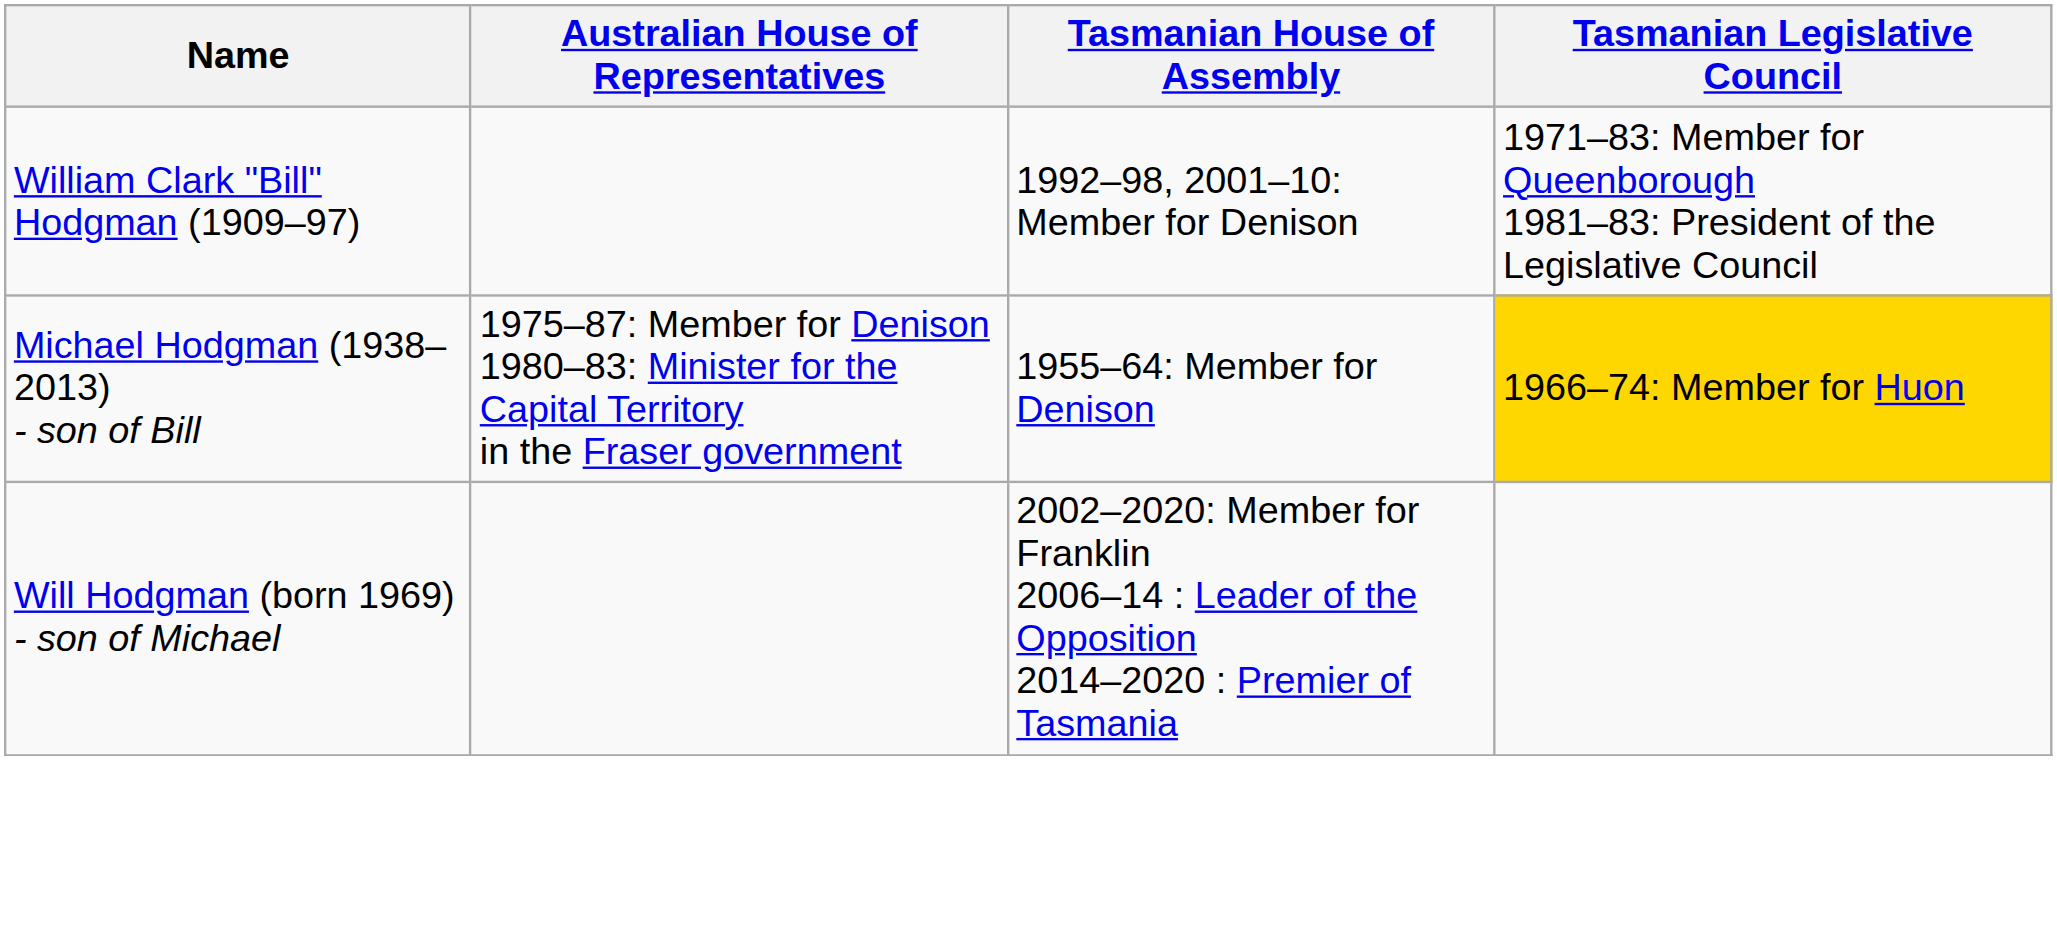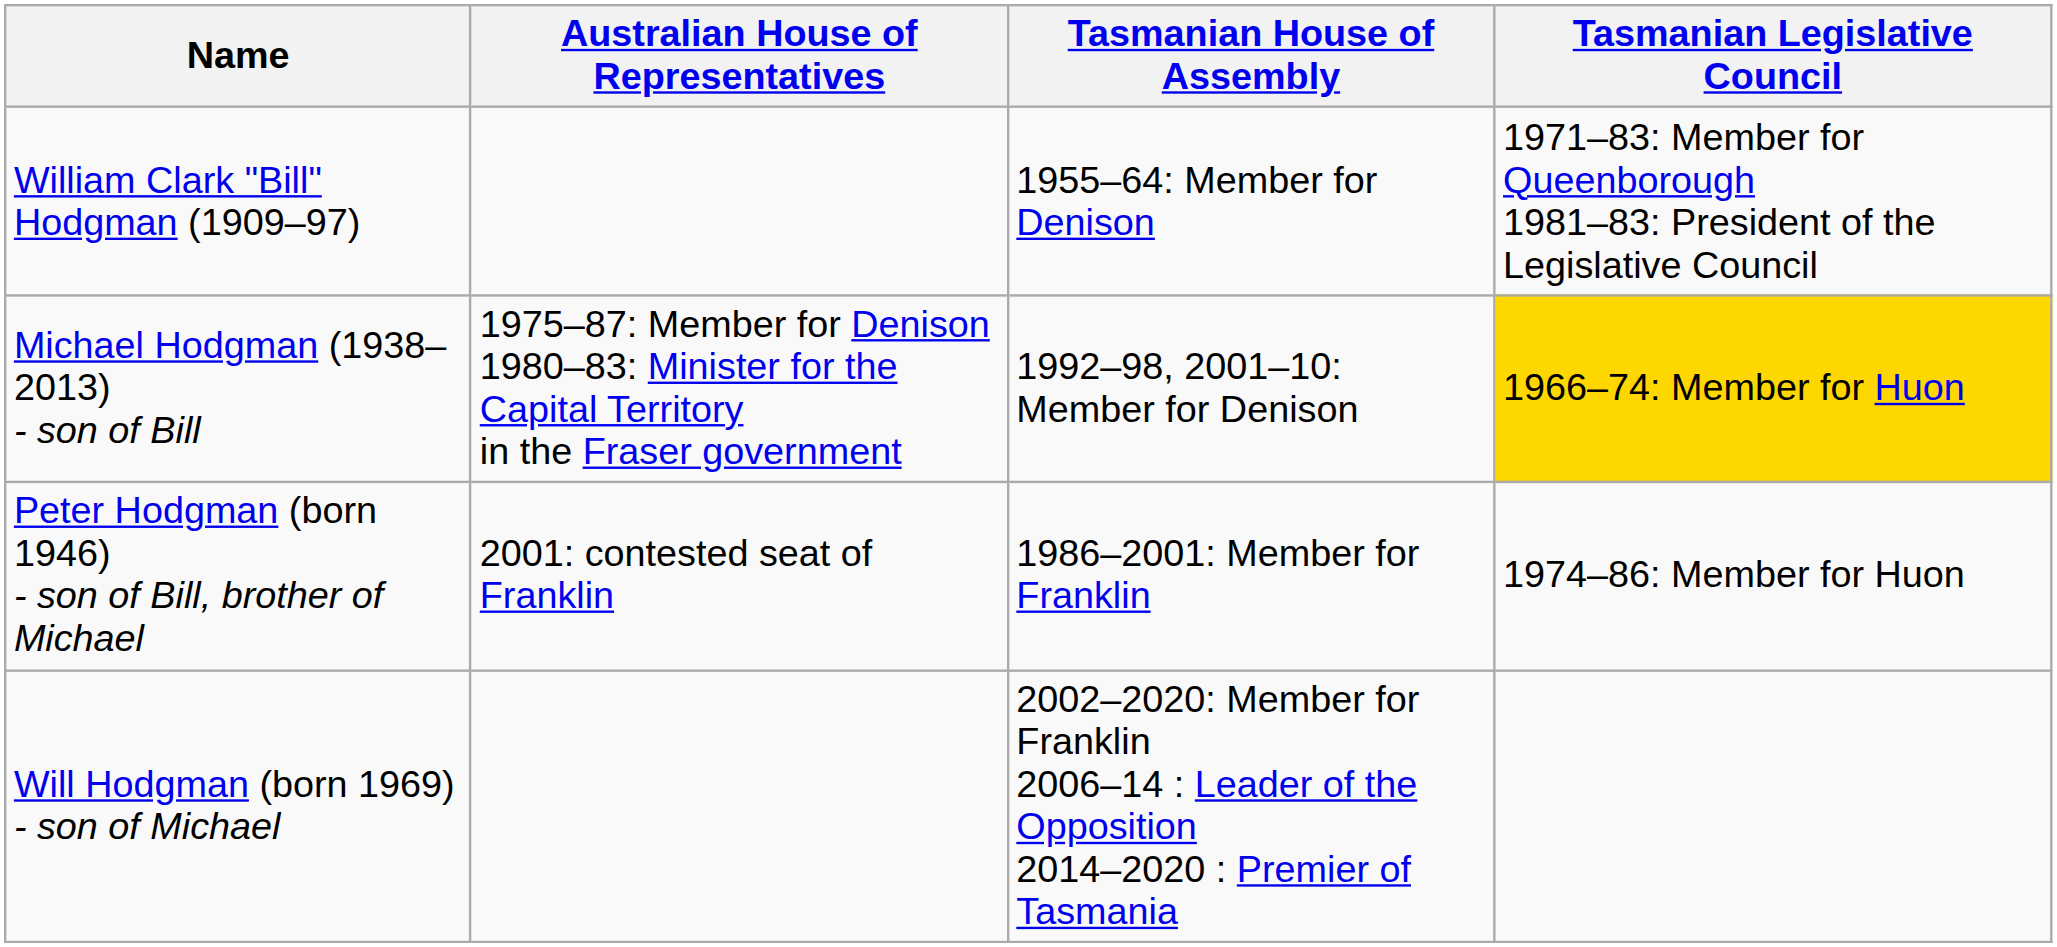(1187, 200) 1992–98, 2001–10: Member for Denison -> (1197, 200) 1955–64: Member for Denison
(1197, 387) 1955–64: Member for Denison -> (1187, 387) 1992–98, 2001–10: Member for Denison
+ row: (199, 575)
